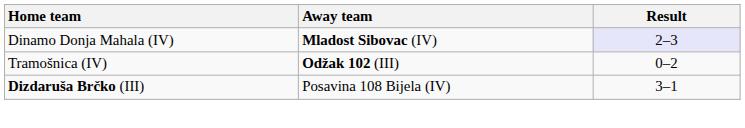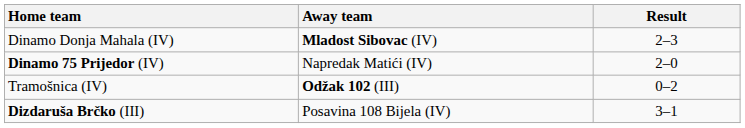(667, 39) lavender background -> (667, 39) no background
+ row: (86, 63)
